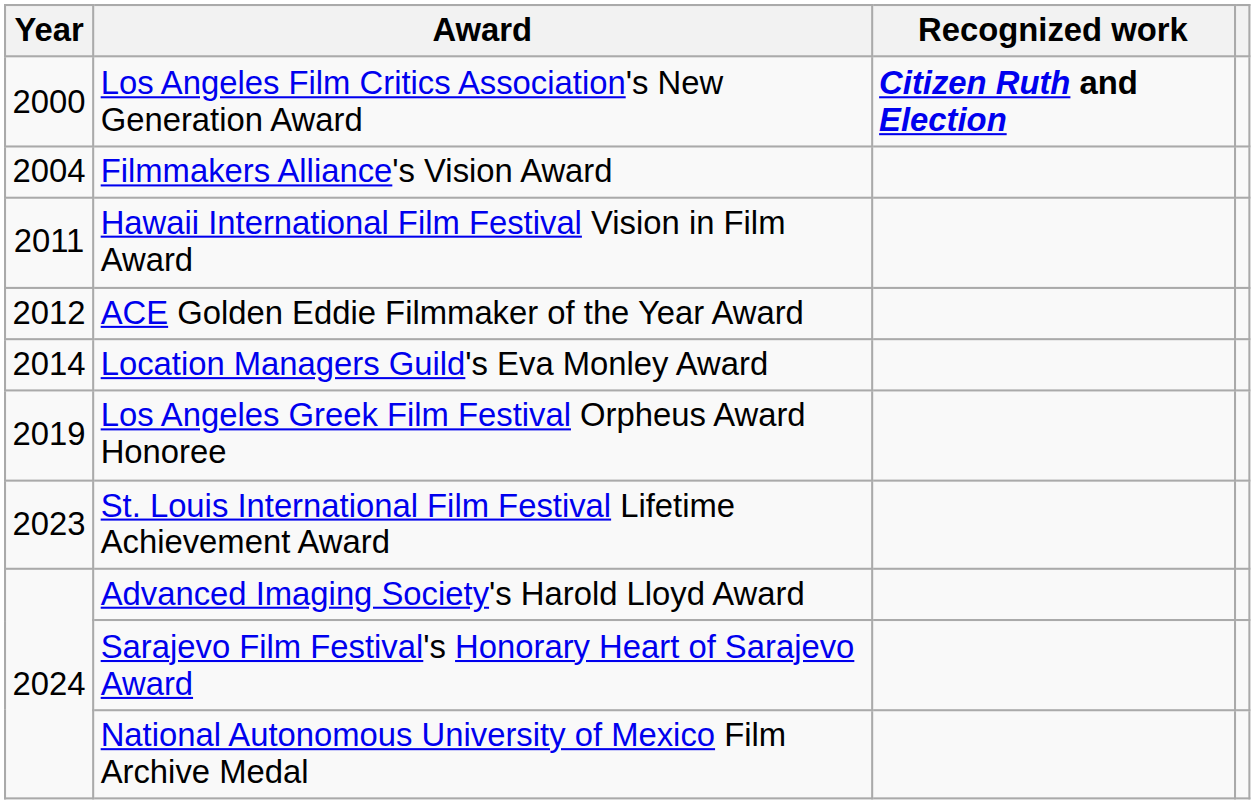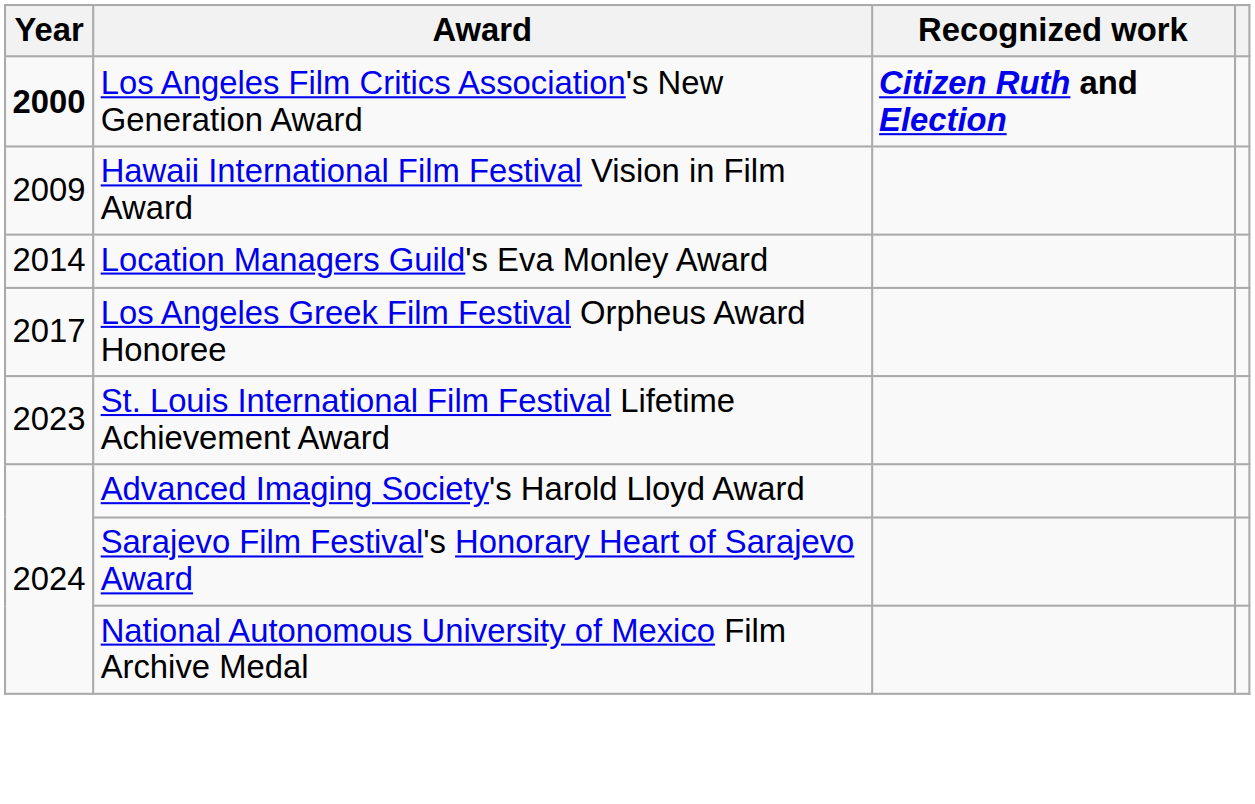(49, 100) normal -> (49, 100) bold
- row: (357, 171)
(49, 241) 2011 -> (49, 189) 2009
- row: (452, 312)
(49, 434) 2019 -> (49, 330) 2017
